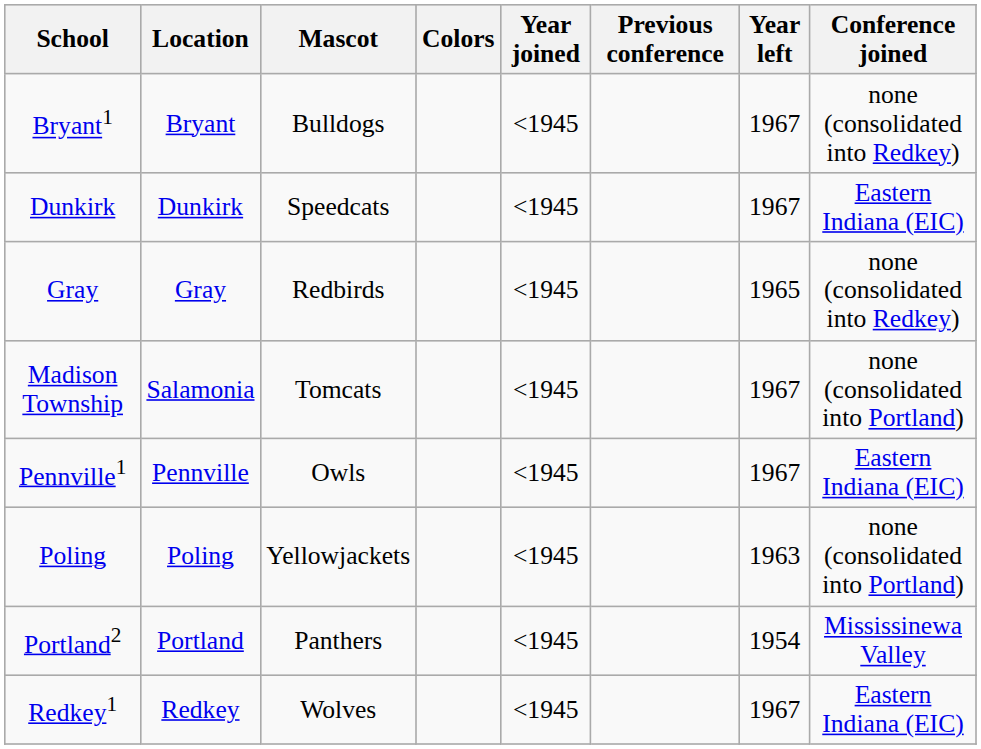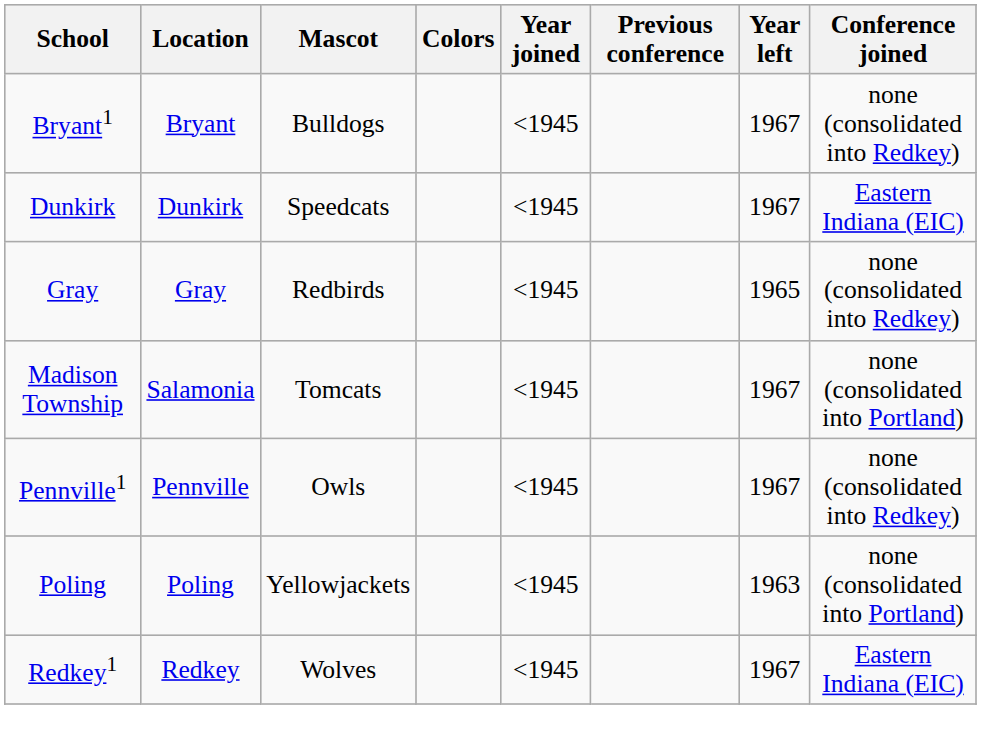(893, 472) Eastern Indiana (EIC) -> (893, 487) none (consolidated into Redkey)
- row: (73, 640)
